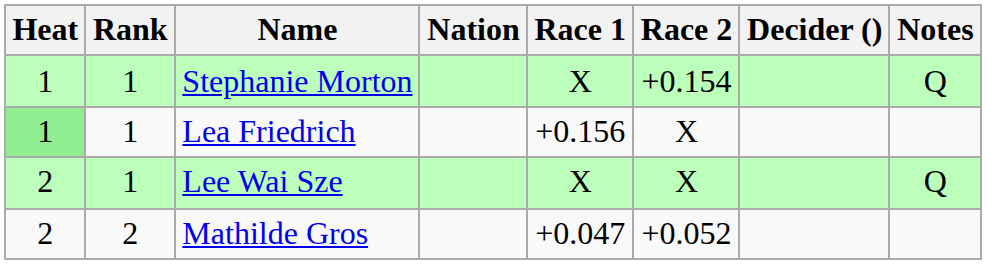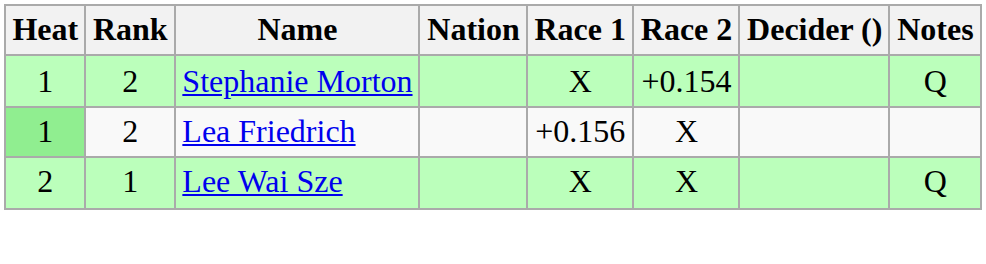(130, 80) 1 -> (130, 80) 2
(130, 131) 1 -> (130, 131) 2
- row: (275, 232)
